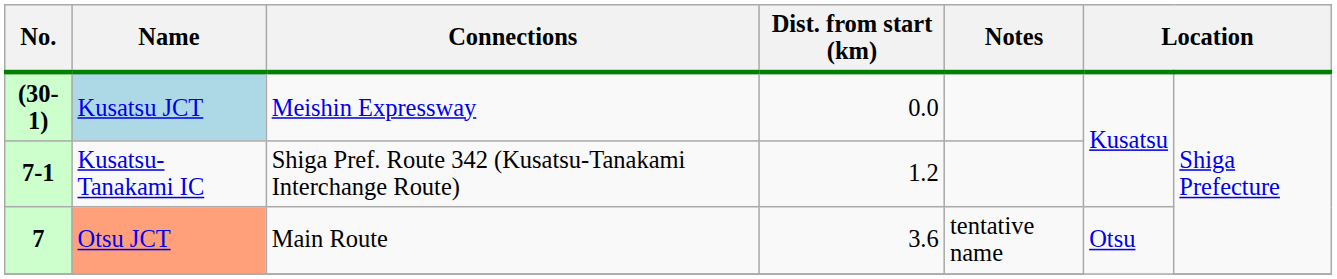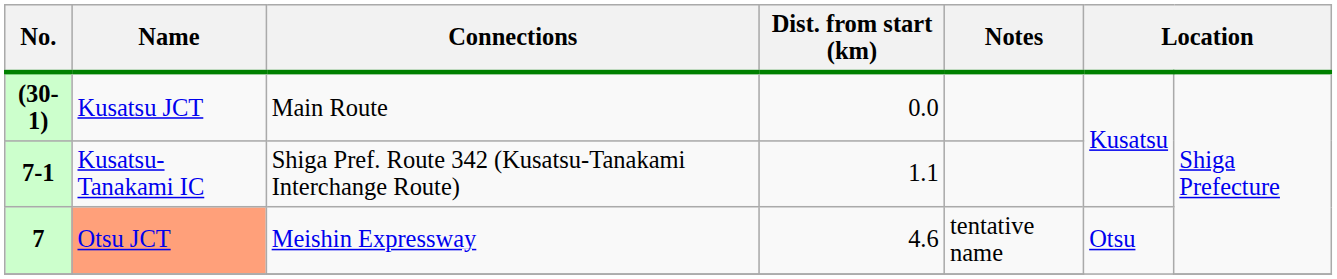(140, 107) lightblue background -> (140, 107) no background
(374, 107) Meishin Expressway -> (330, 107) Main Route
(923, 173) 1.2 -> (923, 173) 1.1
(330, 239) Main Route -> (374, 239) Meishin Expressway
(923, 239) 3.6 -> (923, 239) 4.6
